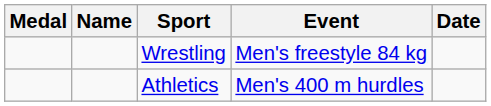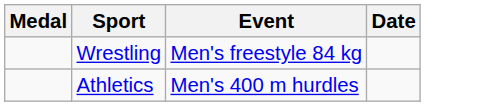- column: (104, 21)
